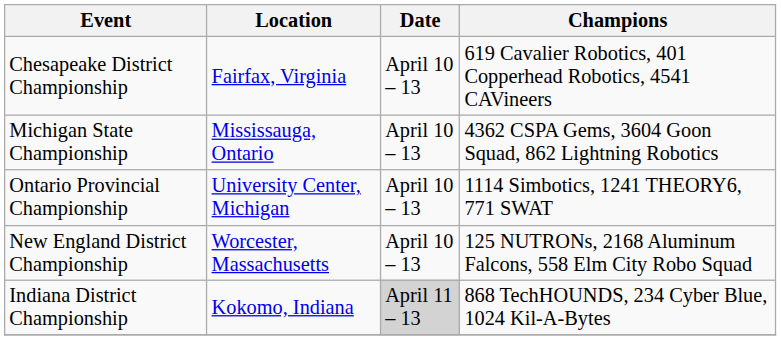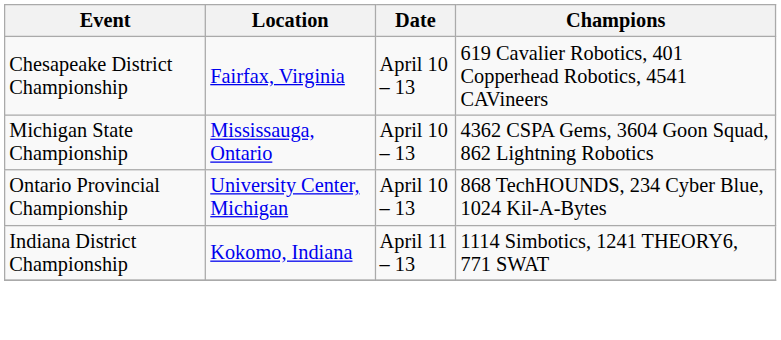(603, 197) 1114 Simbotics, 1241 THEORY6, 771 SWAT -> (612, 197) 868 TechHOUNDS, 234 Cyber Blue, 1024 Kil-A-Bytes
- row: (98, 252)
(419, 307) lightgrey background -> (413, 252) no background
(616, 307) 868 TechHOUNDS, 234 Cyber Blue, 1024 Kil-A-Bytes -> (599, 252) 1114 Simbotics, 1241 THEORY6, 771 SWAT
